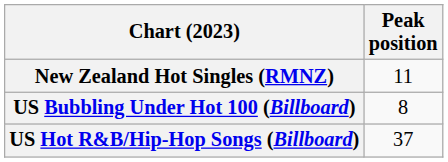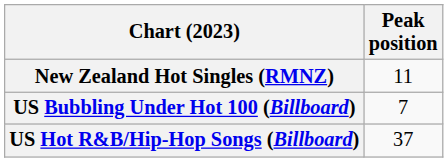(403, 107) 8 -> (403, 107) 7
